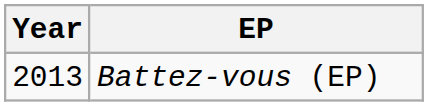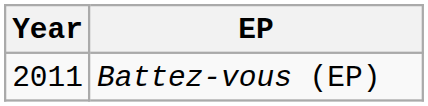(48, 77) 2013 -> (48, 77) 2011
